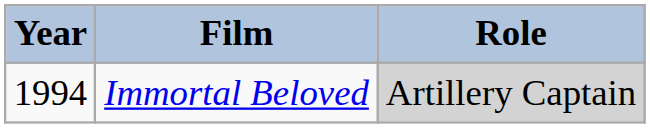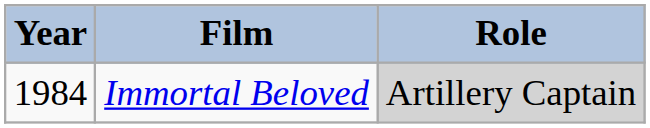(50, 92) 1994 -> (50, 92) 1984
